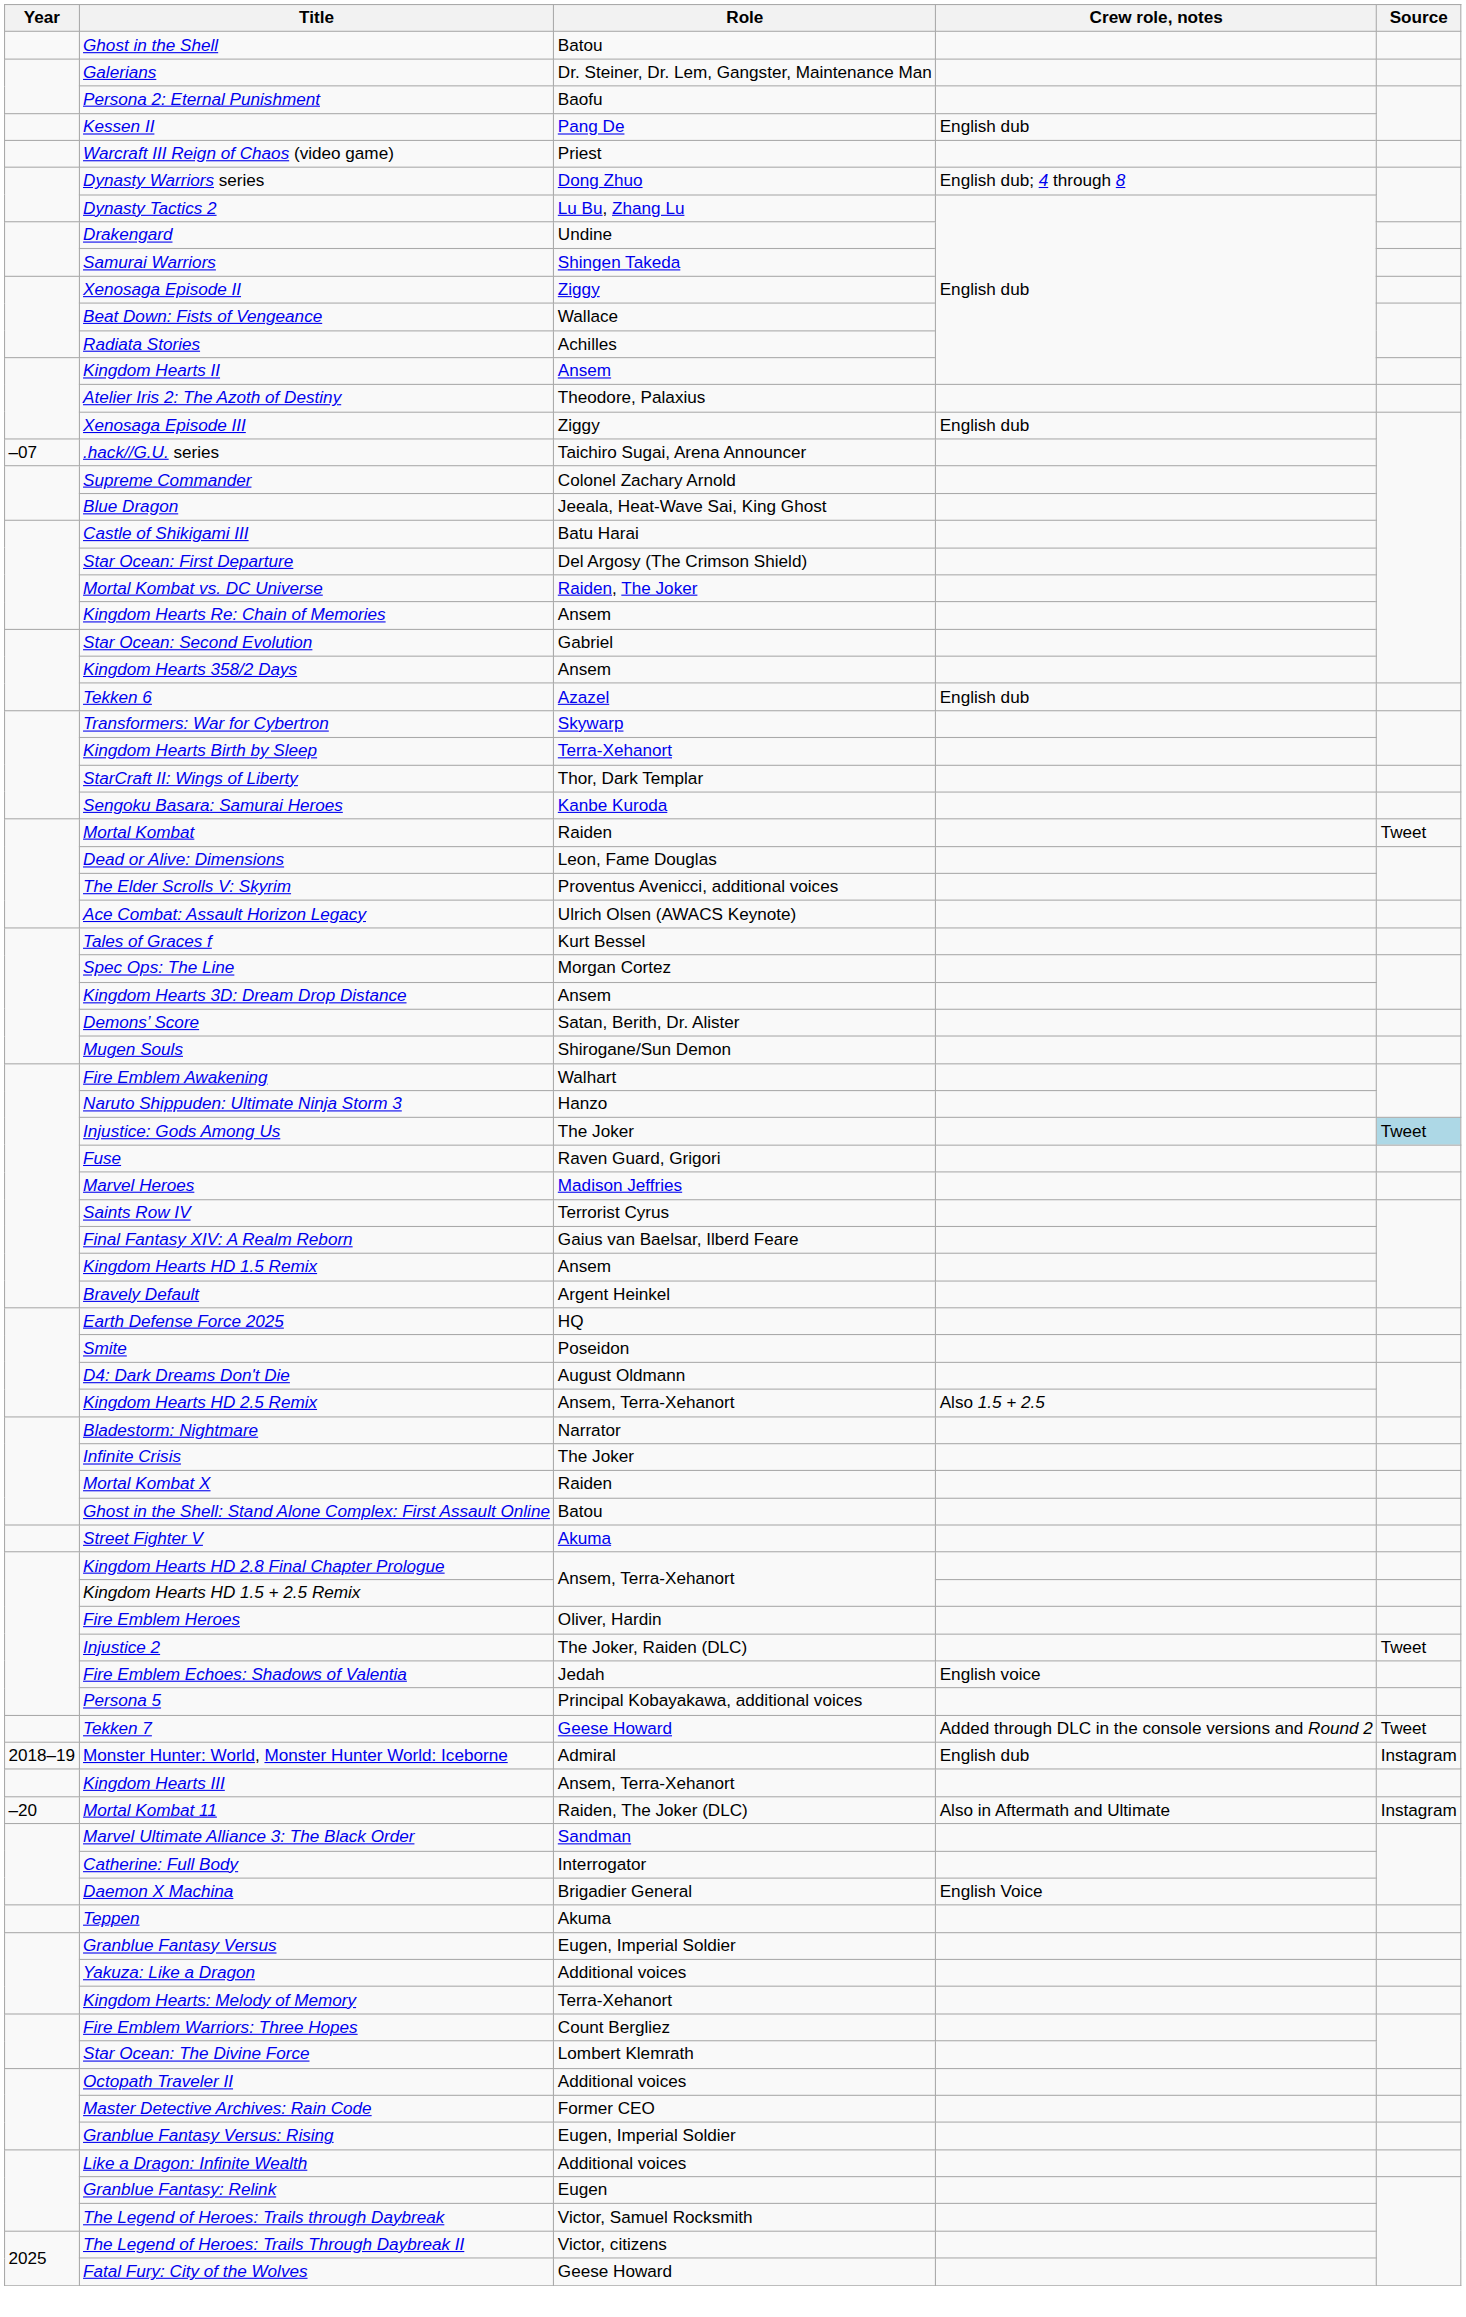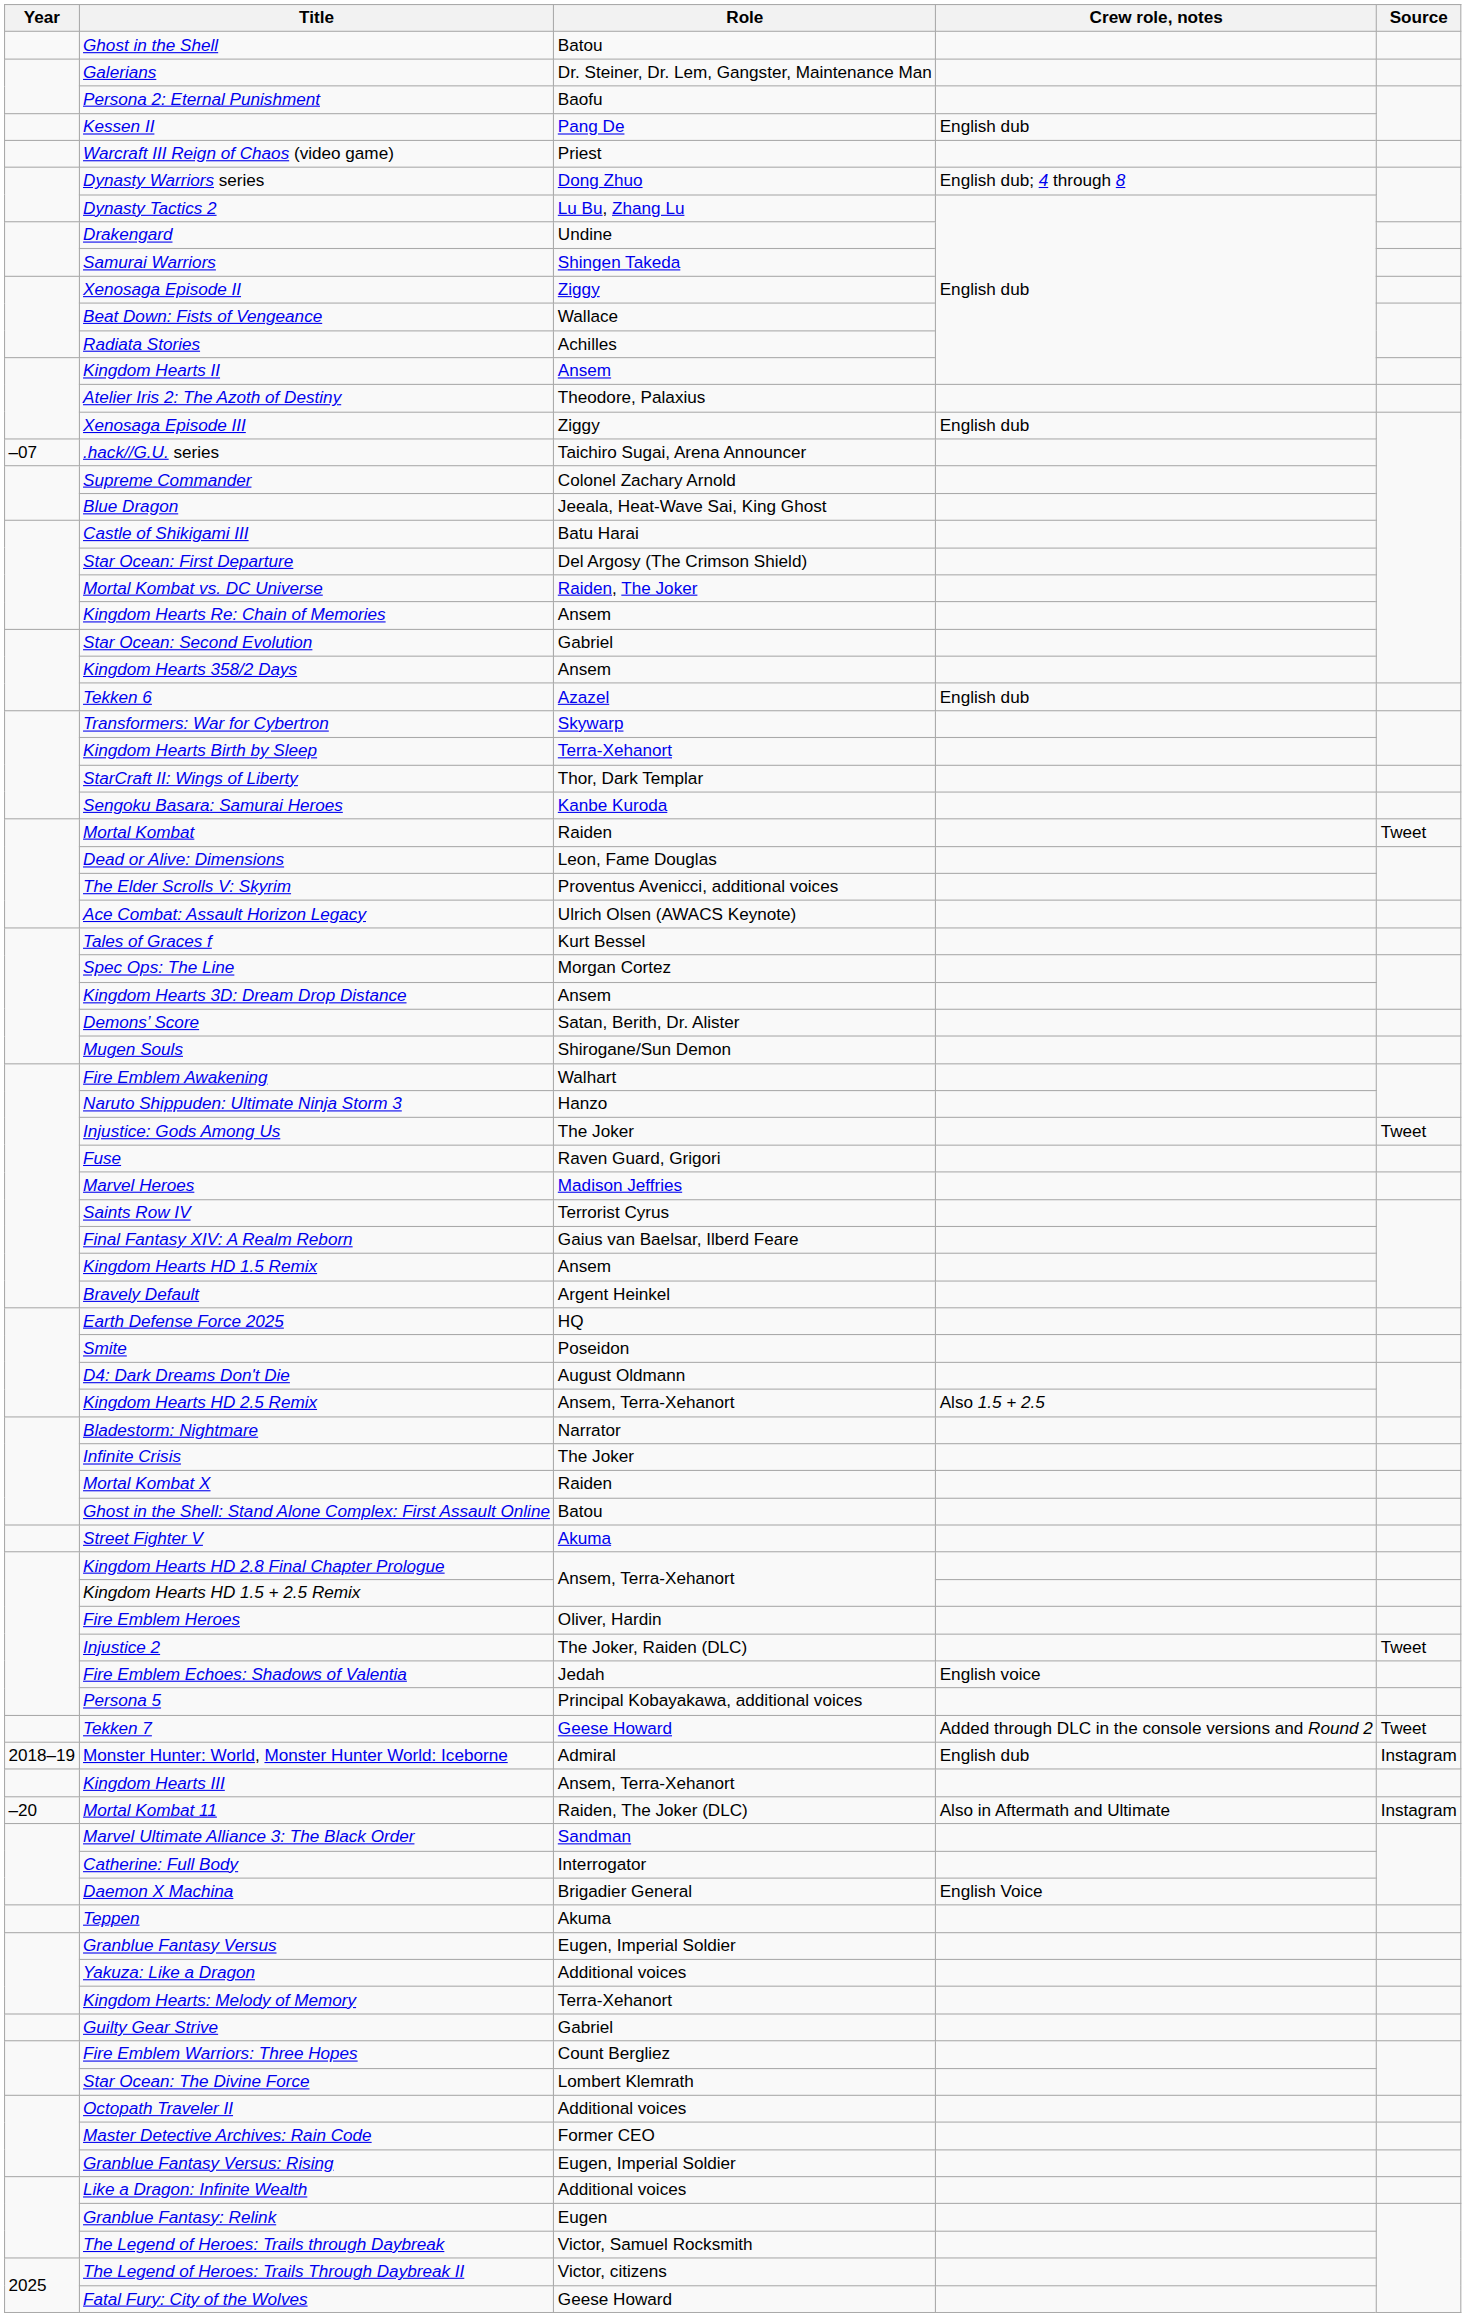(1403, 1131) lightblue background -> (1403, 1131) no background
+ row: (151, 2027)
